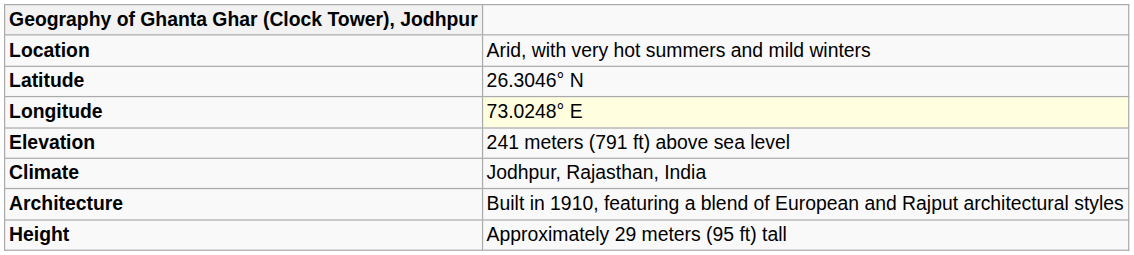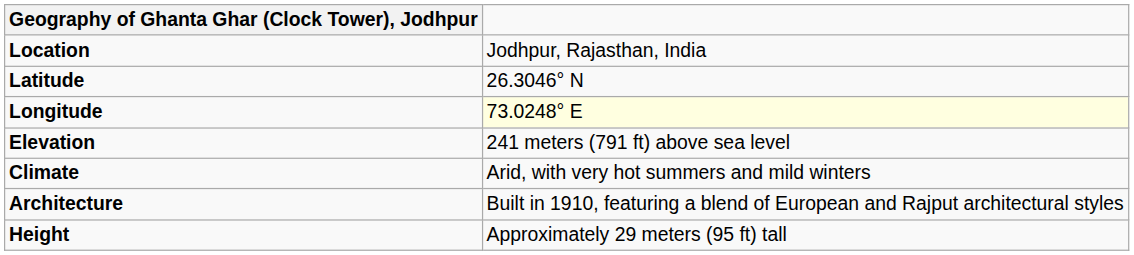(679, 50) Arid, with very hot summers and mild winters -> (596, 50) Jodhpur, Rajasthan, India
(596, 173) Jodhpur, Rajasthan, India -> (679, 173) Arid, with very hot summers and mild winters
